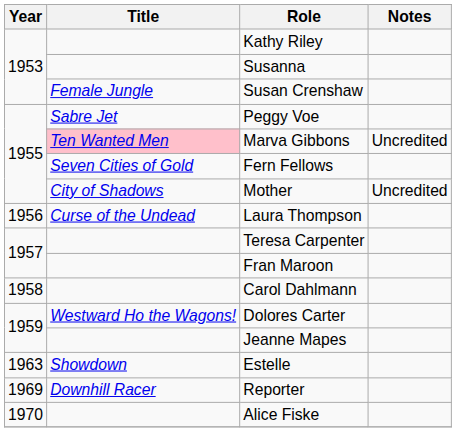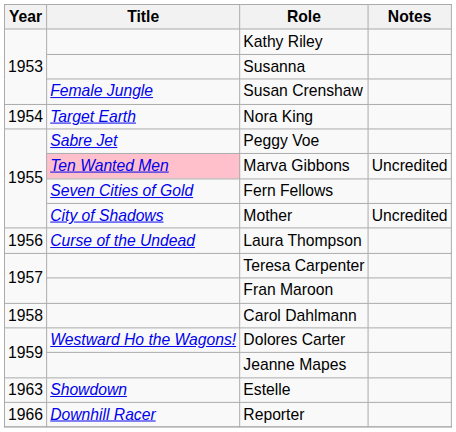+ row: (278, 116)
(26, 389) 1969 -> (26, 414) 1966
- row: (281, 414)
